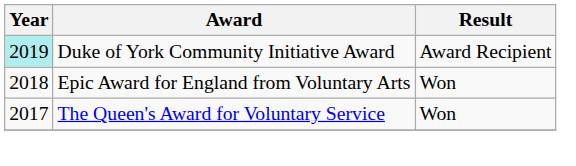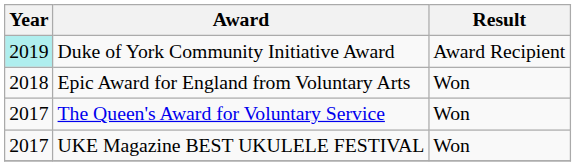+ row: (241, 144)
